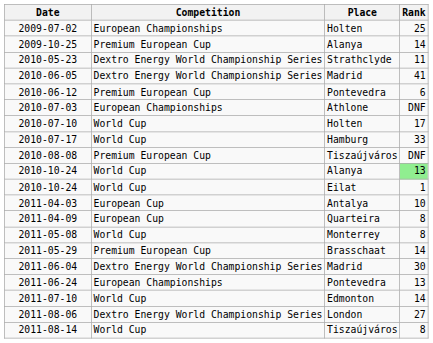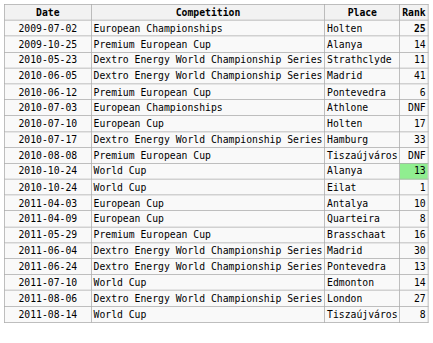(420, 28) normal -> (420, 28) bold
(120, 124) World Cup -> (129, 124) European Cup
(120, 139) World Cup -> (208, 139) Dextro Energy World Championship Series
- row: (48, 235)
(420, 251) 14 -> (420, 235) 16
(158, 282) European Championships -> (208, 267) Dextro Energy World Championship Series
